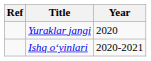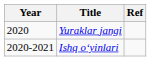columns swapped: (120, 13) <-> (15, 13)
